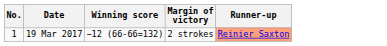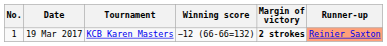+ column: (130, 16)
(190, 35) normal -> (282, 35) bold
